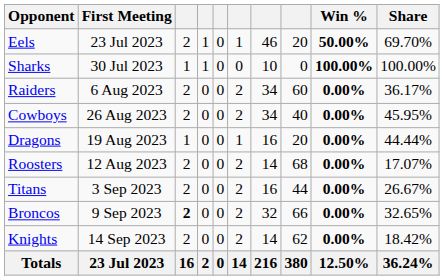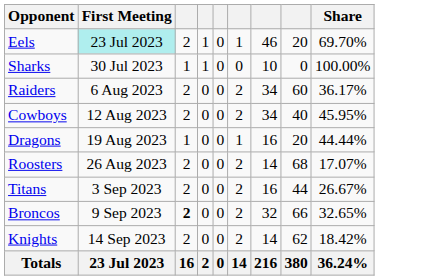- column: (344, 16)
(127, 41) no background -> (127, 41) paleturquoise background
(127, 115) 26 Aug 2023 -> (127, 115) 12 Aug 2023
(127, 164) 12 Aug 2023 -> (127, 164) 26 Aug 2023
